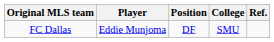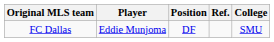columns swapped: (228, 12) <-> (258, 12)
